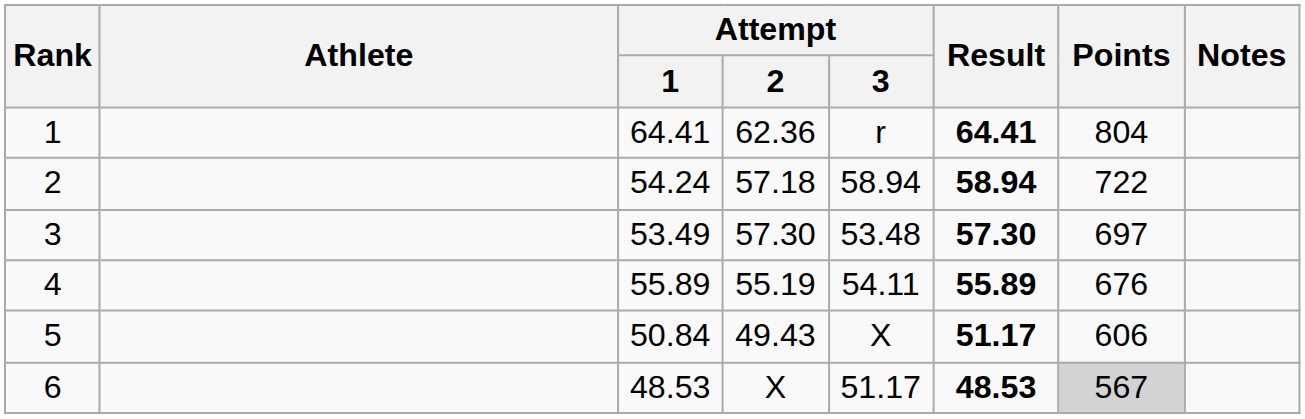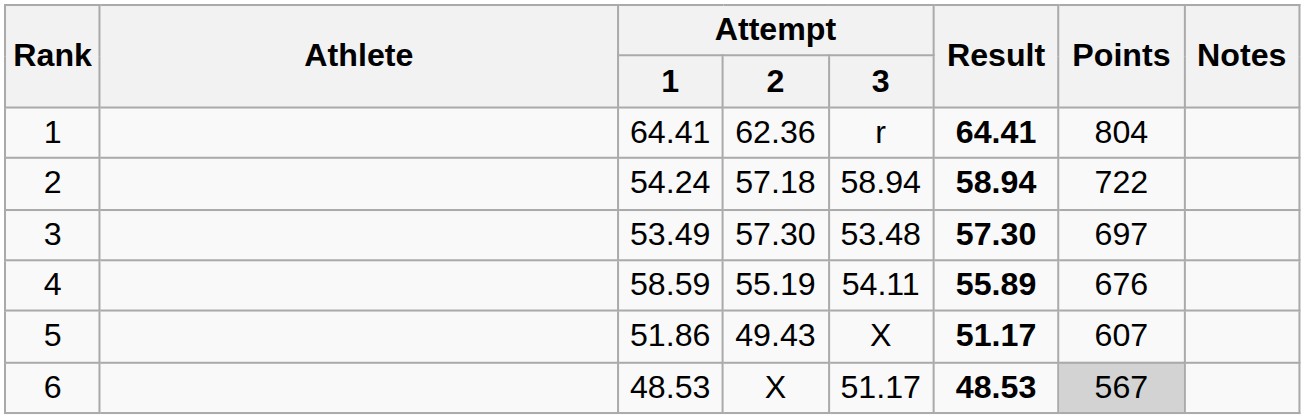(670, 285) 55.89 -> (670, 285) 58.59
(670, 336) 50.84 -> (670, 336) 51.86
(1121, 336) 606 -> (1121, 336) 607
